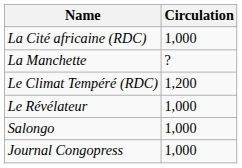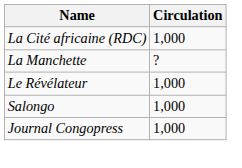- row: (83, 83)
